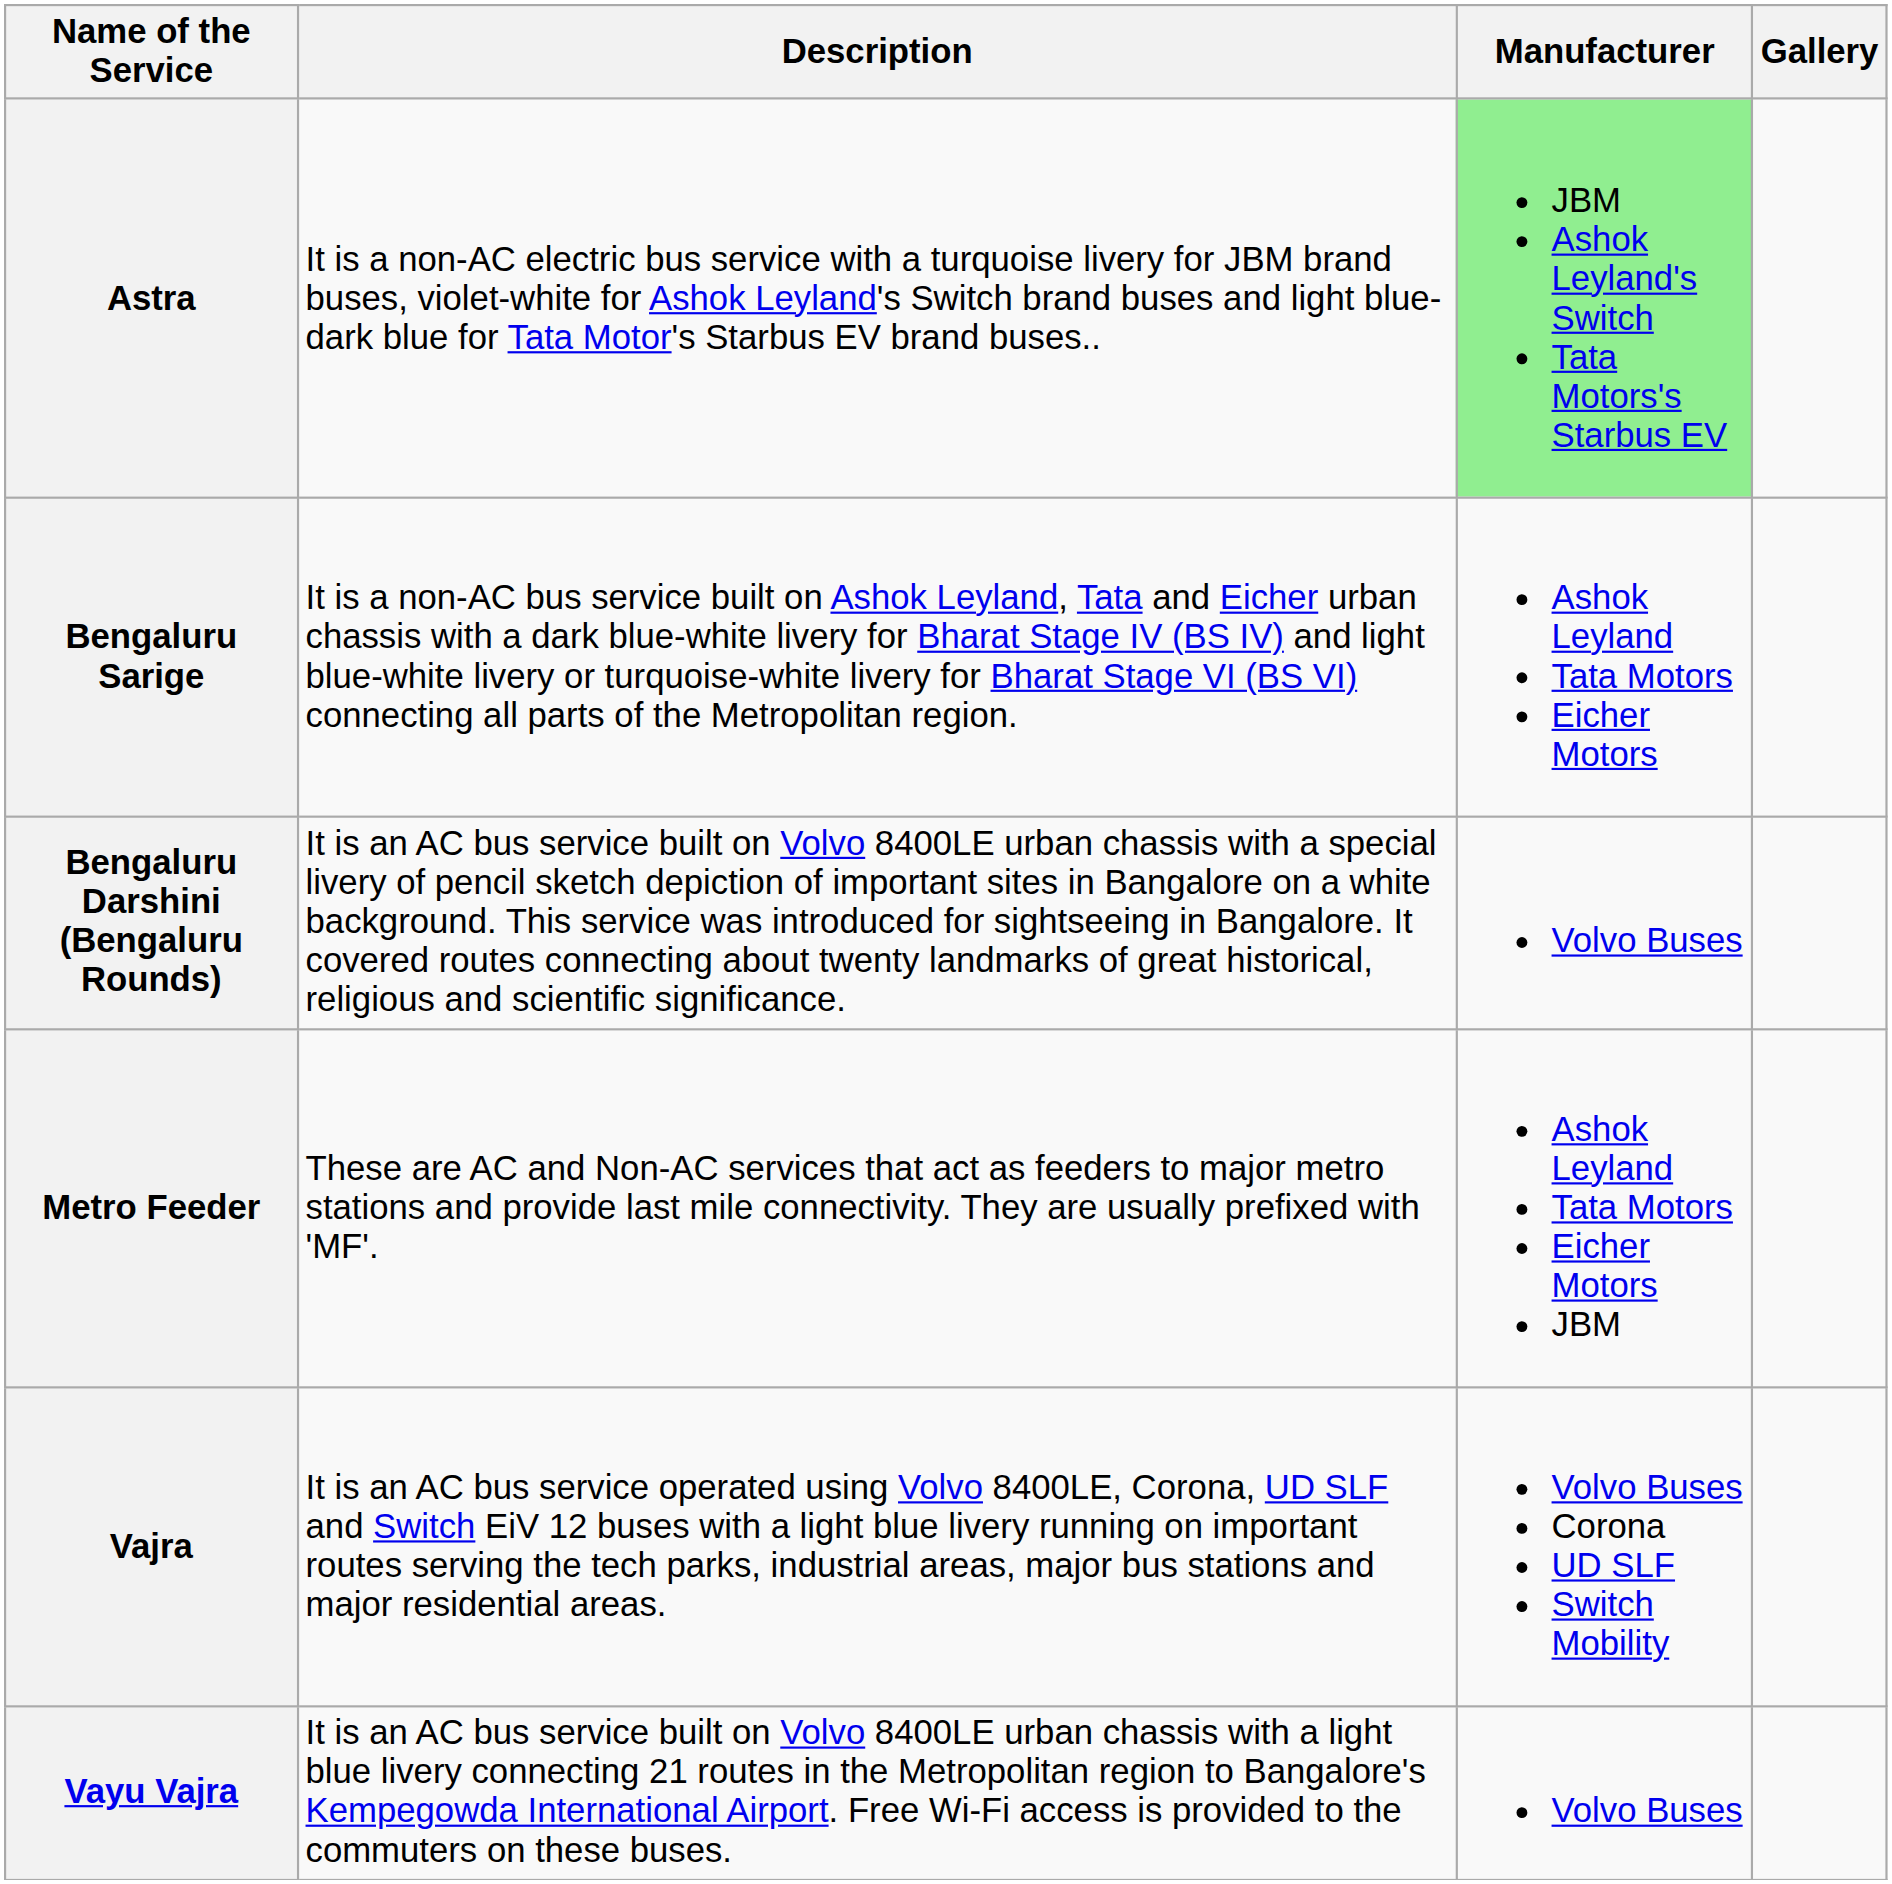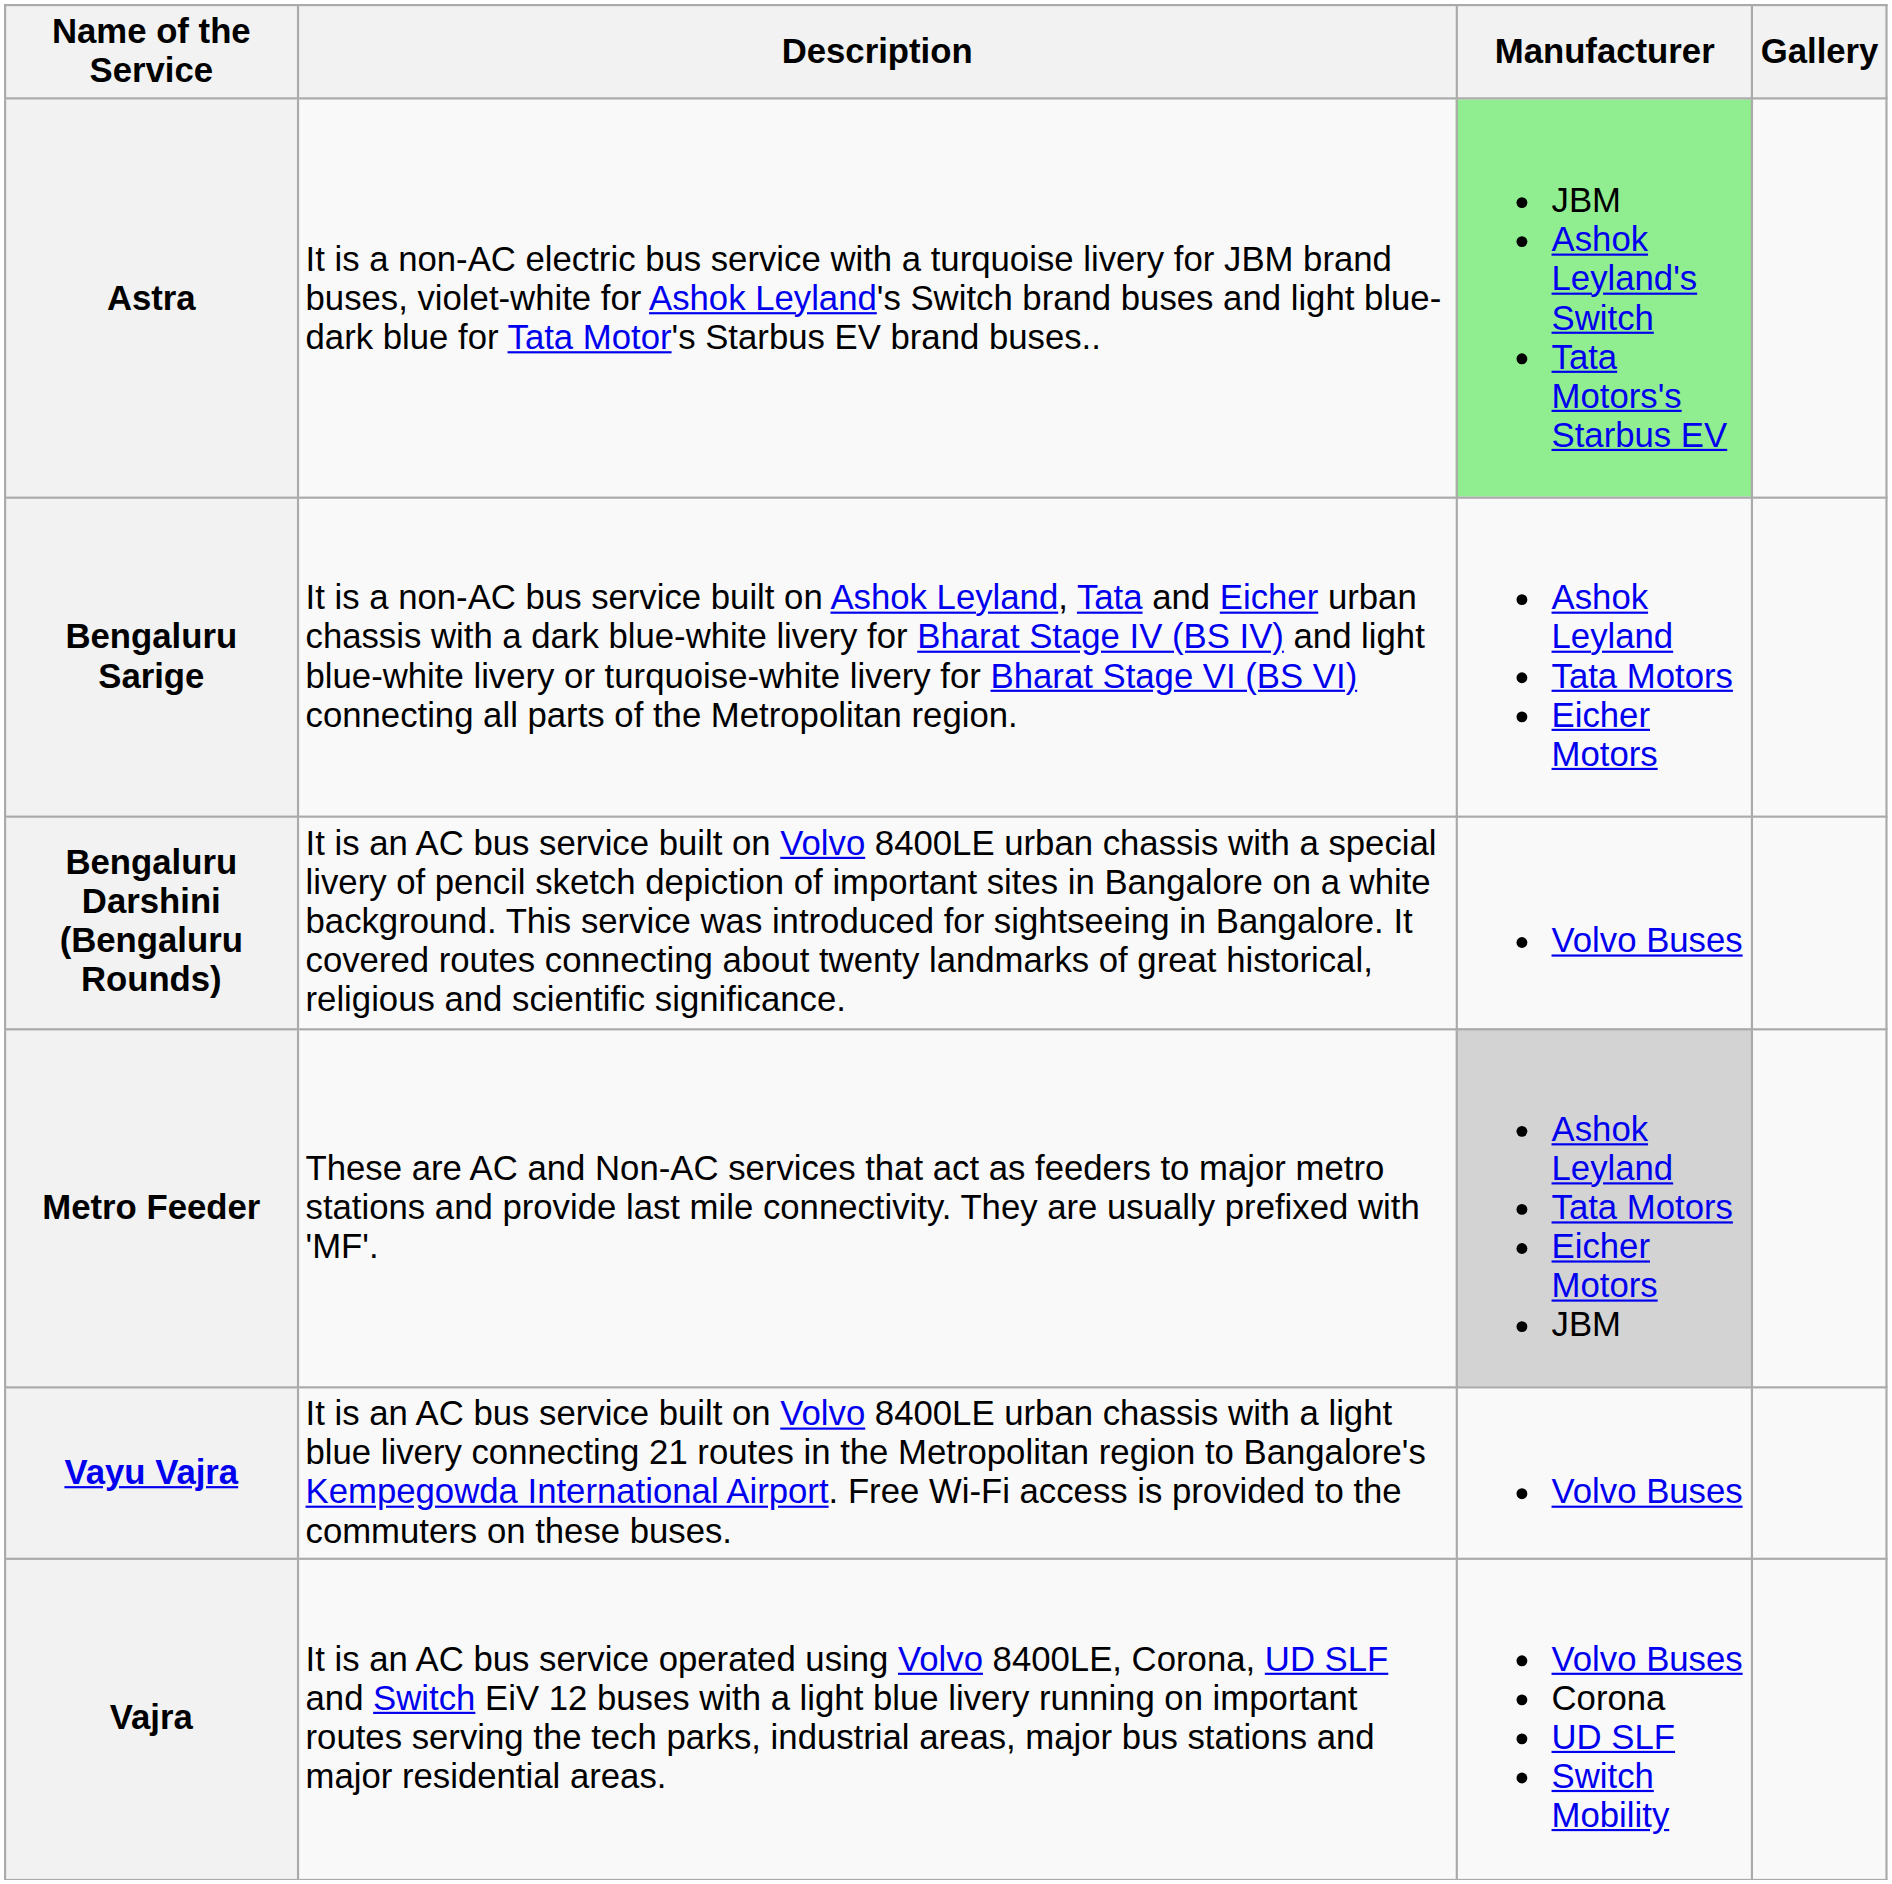(1605, 1227) no background -> (1605, 1227) lightgrey background
rows swapped: (151, 1546) <-> (151, 1792)
